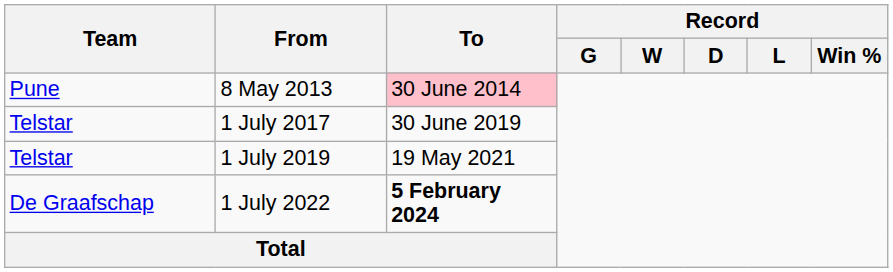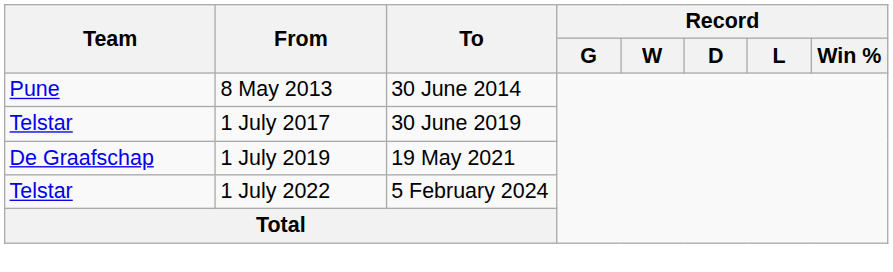(456, 89) pink background -> (456, 89) no background
(41, 157) Telstar -> (82, 157) De Graafschap
(82, 203) De Graafschap -> (41, 191) Telstar
(446, 203) bold -> (470, 191) normal
